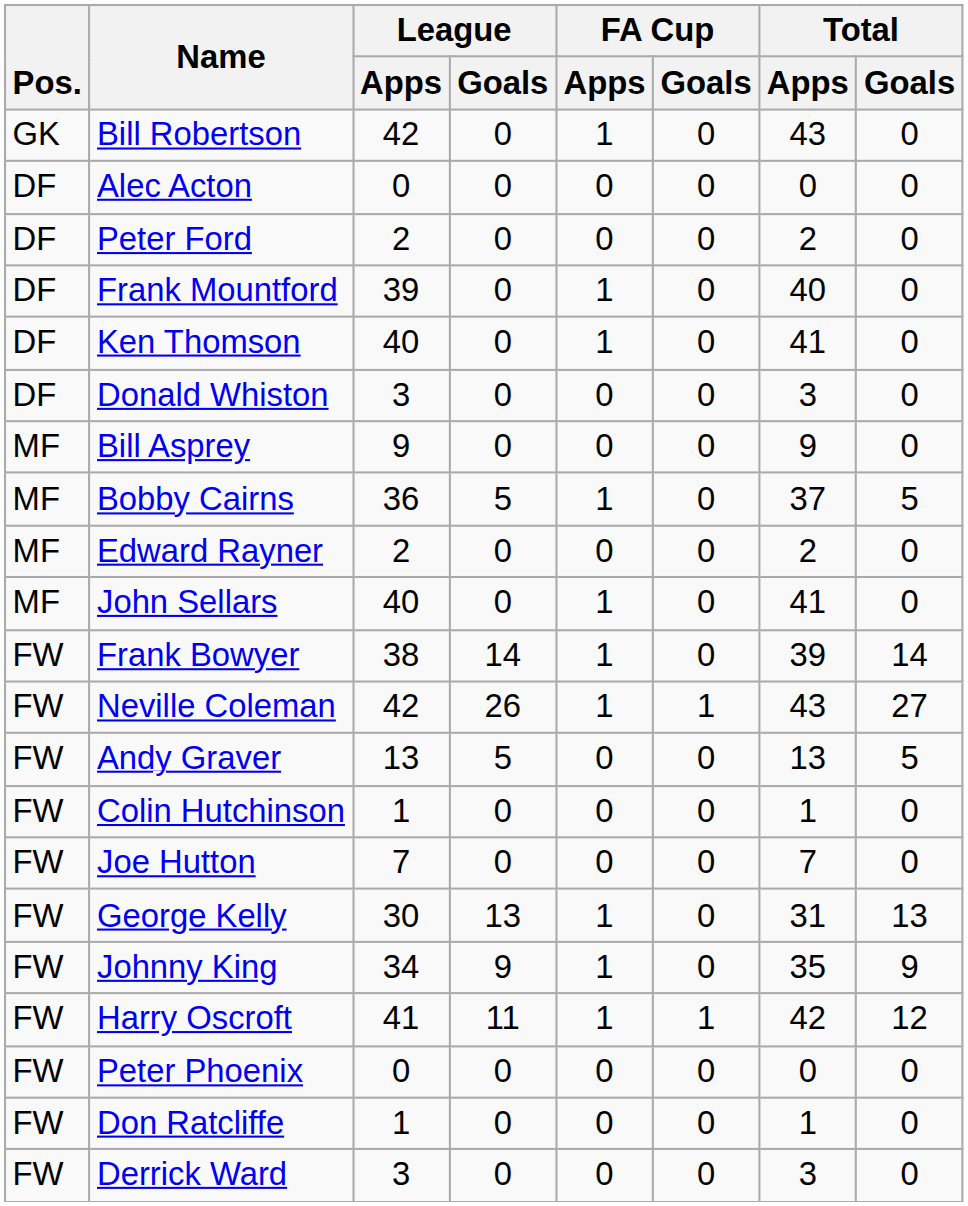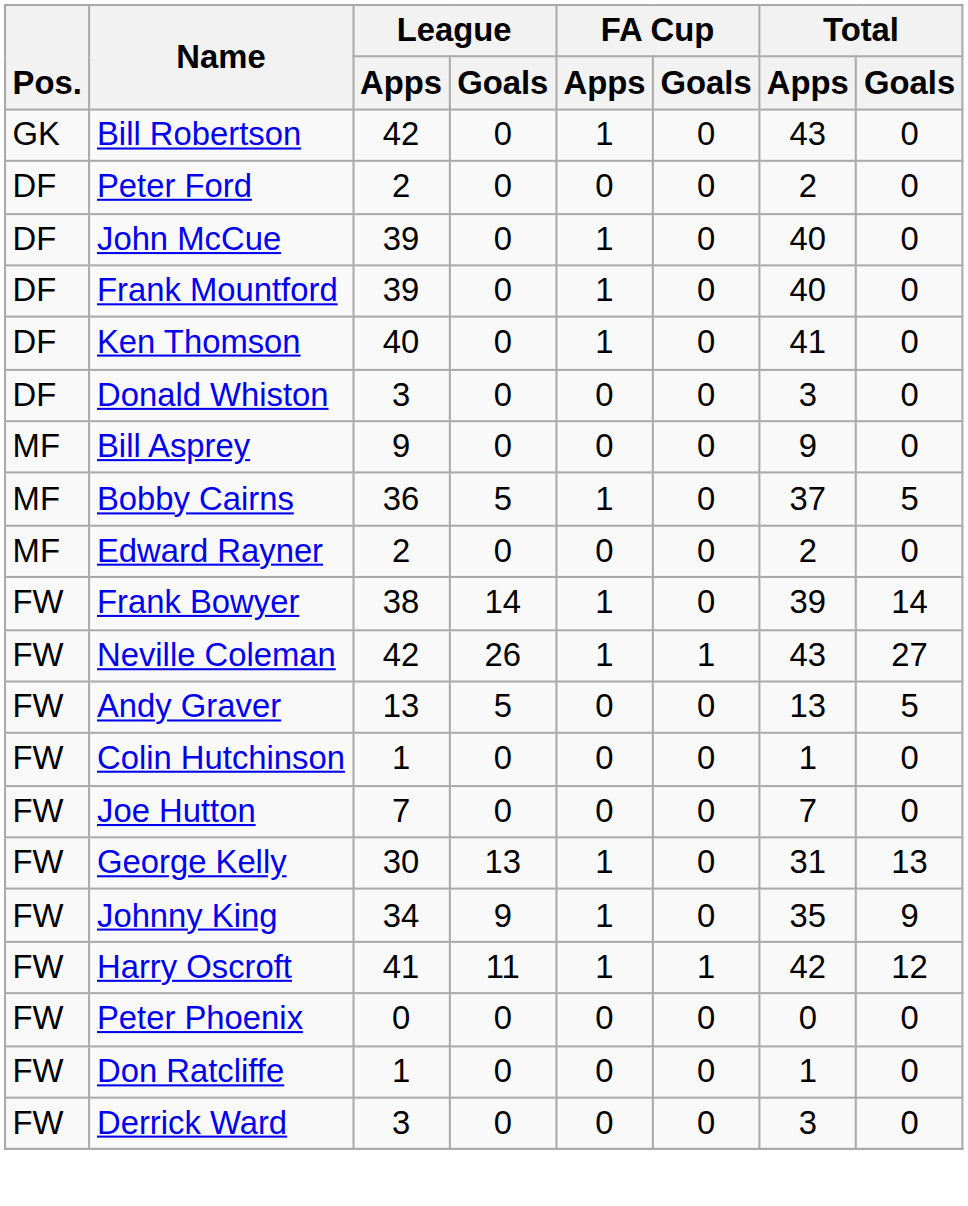- row: (174, 186)
+ row: (189, 238)
- row: (187, 602)
